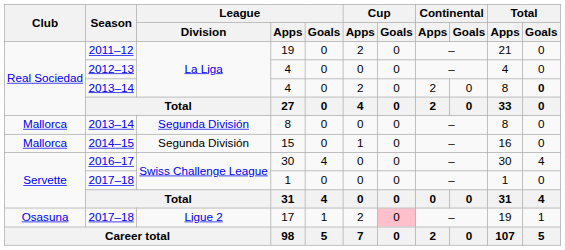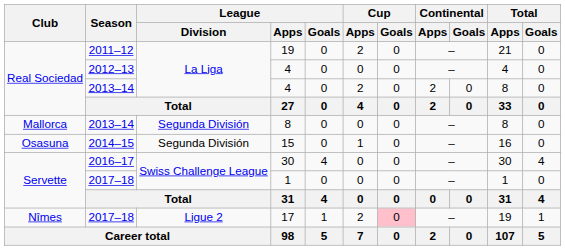(541, 87) bold -> (541, 87) normal
(45, 143) Mallorca -> (45, 143) Osasuna
(45, 217) Osasuna -> (45, 217) Nîmes
